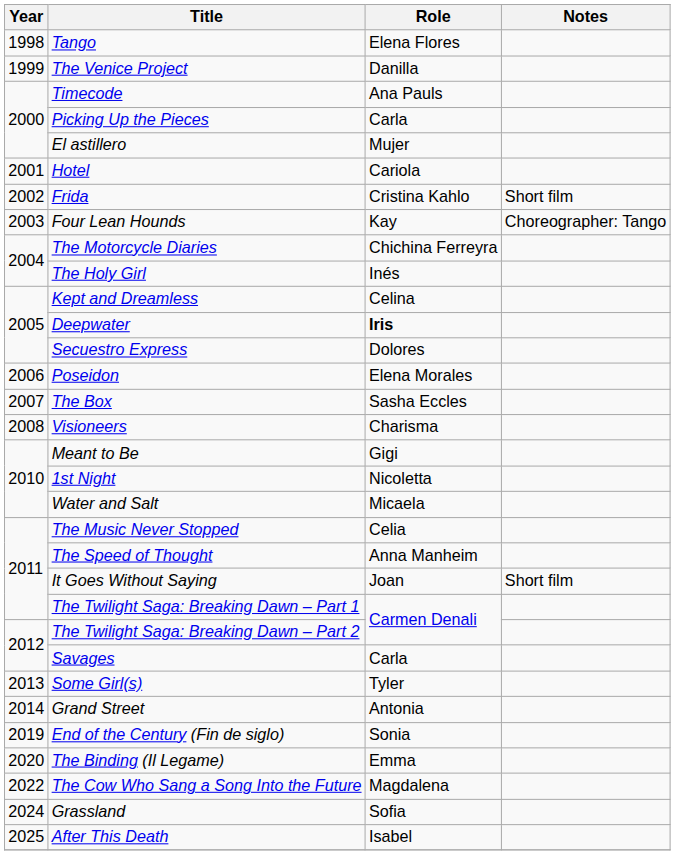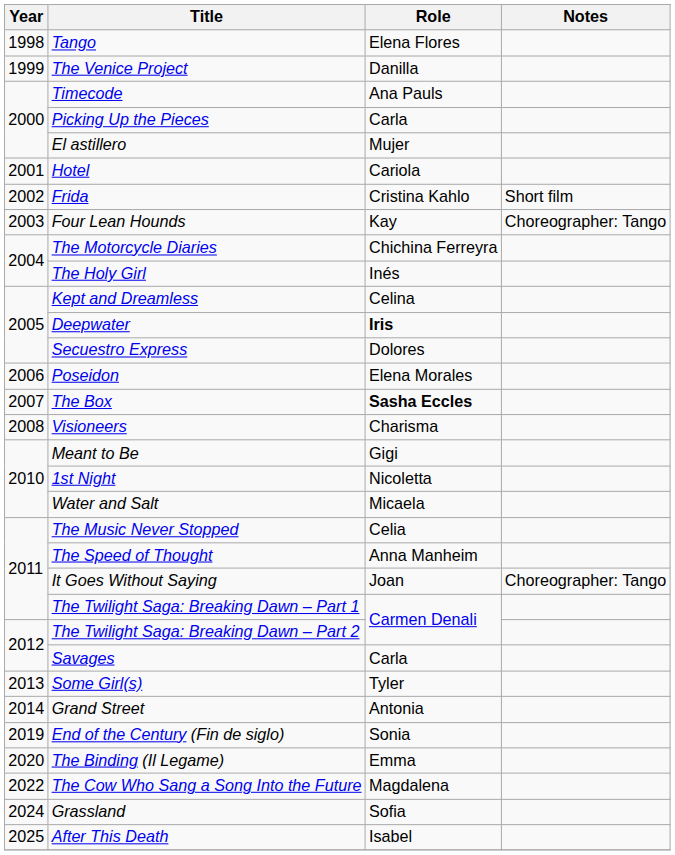(418, 401) normal -> (421, 401) bold
(539, 581) Short film -> (586, 581) Choreographer: Tango
